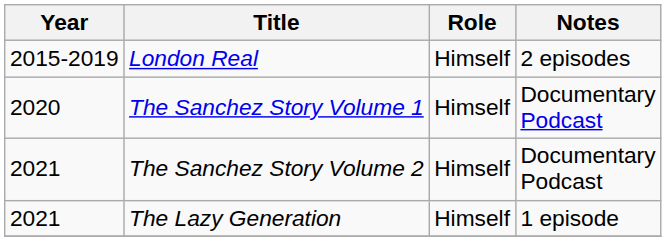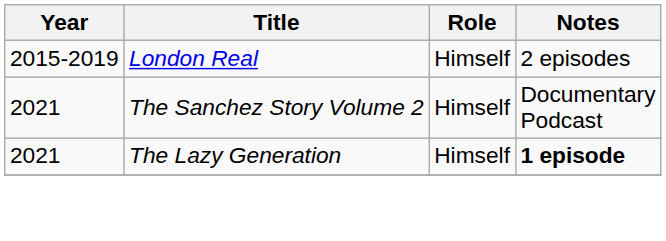- row: (276, 107)
(570, 217) normal -> (573, 156) bold
